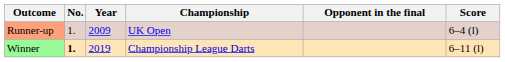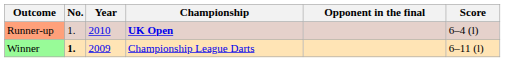(100, 30) 2009 -> (100, 30) 2010
(149, 30) normal -> (151, 30) bold
(100, 48) 2019 -> (100, 48) 2009
